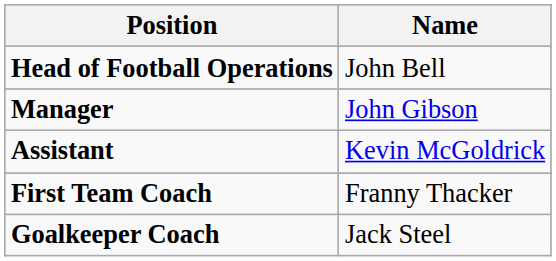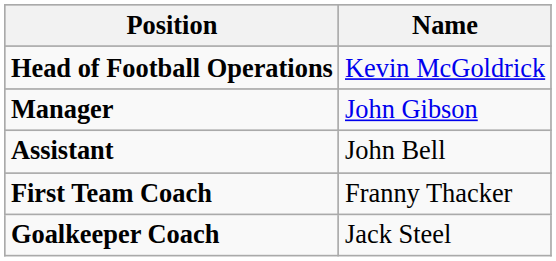(395, 67) John Bell -> (445, 67) Kevin McGoldrick
(445, 151) Kevin McGoldrick -> (395, 151) John Bell
